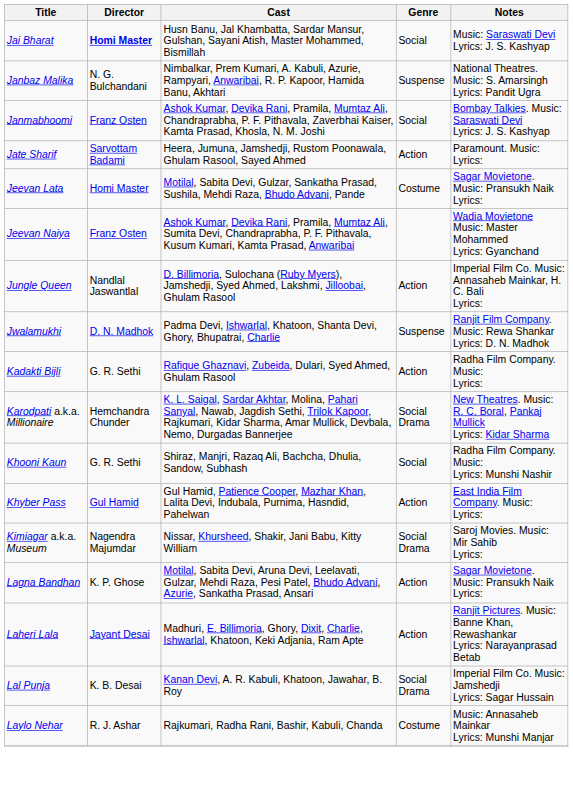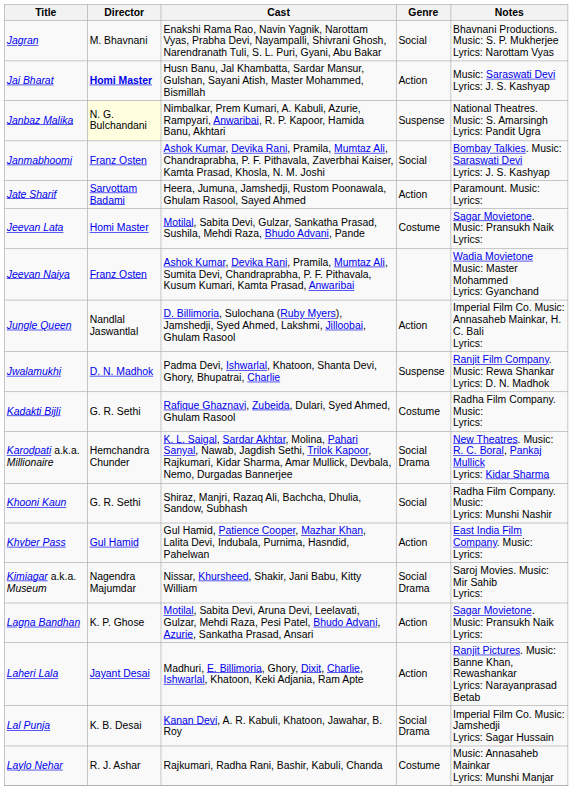+ row: (23, 40)
(413, 40) Social -> (413, 80) Action
(118, 80) no background -> (118, 120) lightyellow background
(413, 371) Action -> (419, 411) Costume
